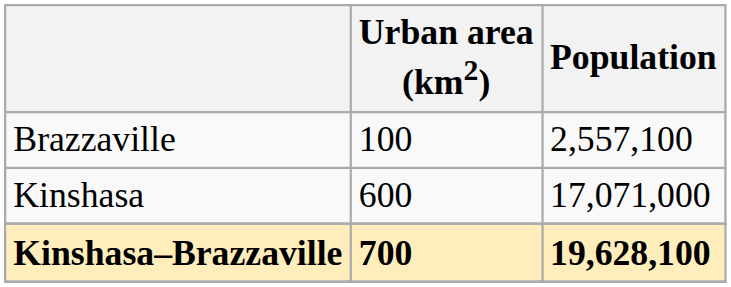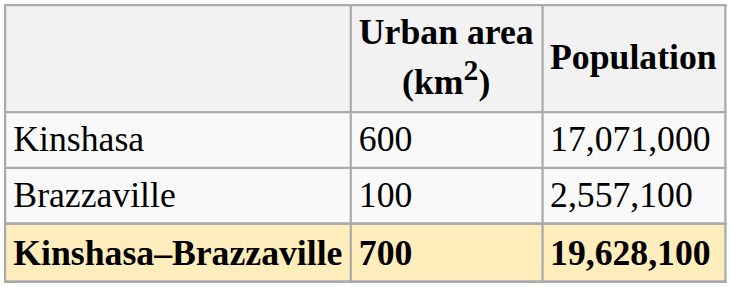rows swapped: (79, 195) <-> (95, 139)
